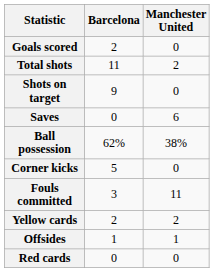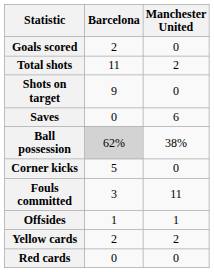(114, 142) no background -> (114, 142) lightgrey background
rows swapped: (45, 239) <-> (45, 220)
